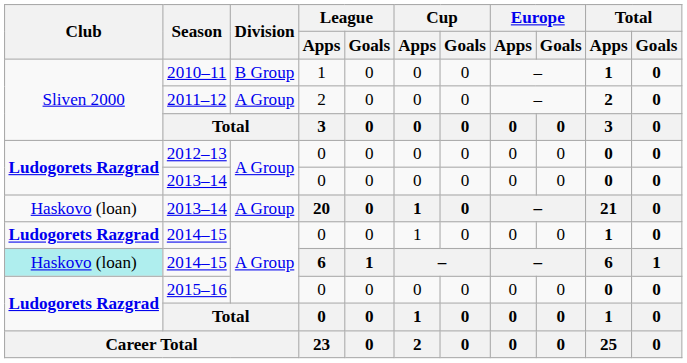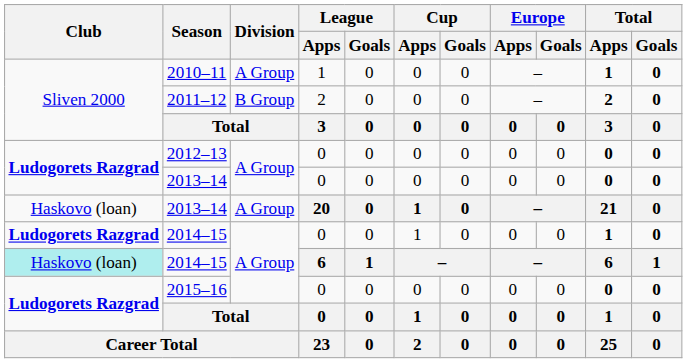(265, 72) B Group -> (265, 72) A Group
(265, 99) A Group -> (265, 99) B Group
